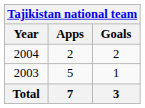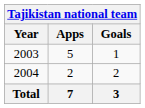rows swapped: (26, 73) <-> (26, 53)
